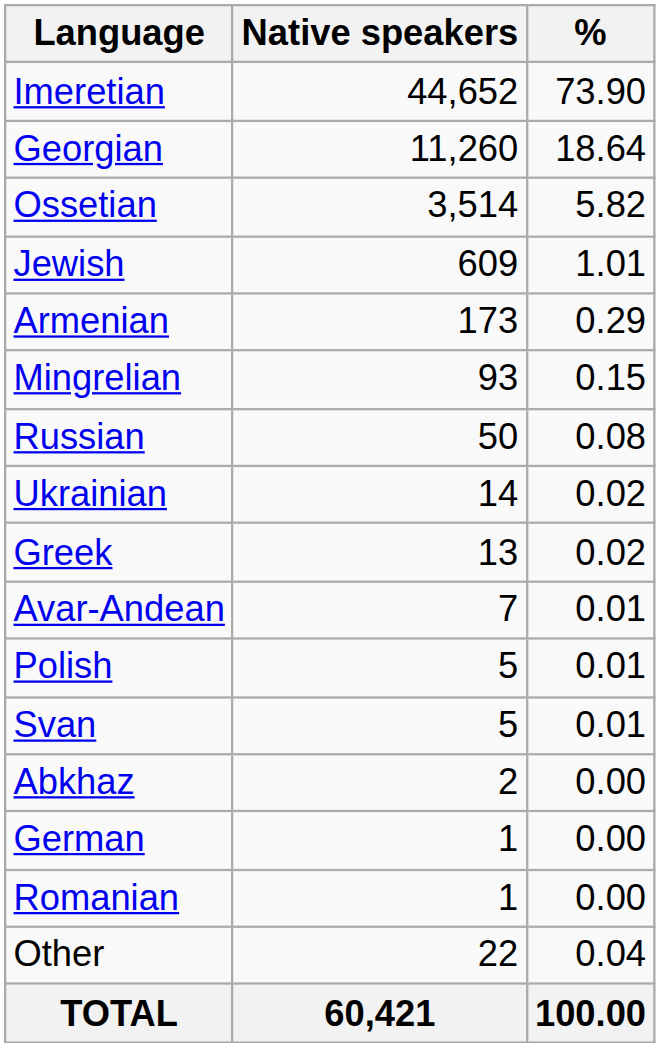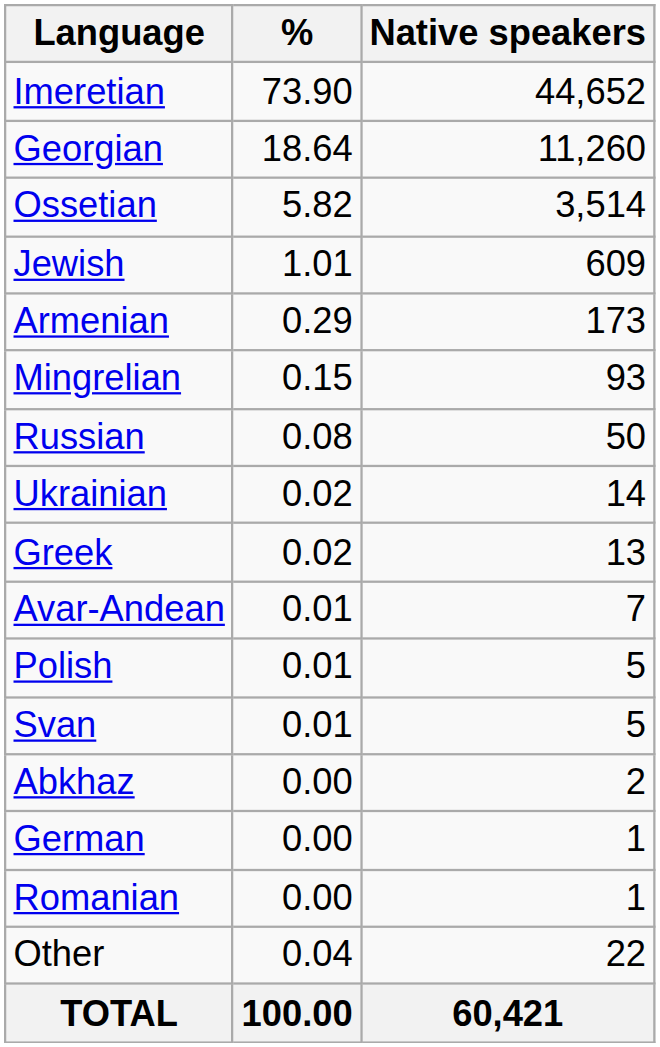columns swapped: (380, 33) <-> (590, 33)
